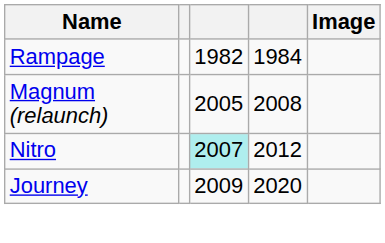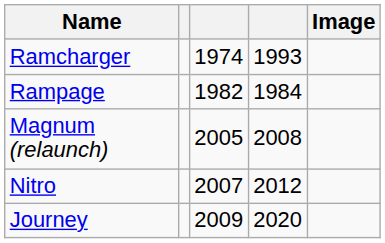+ row: (70, 56)
(219, 150) paleturquoise background -> (219, 185) no background
